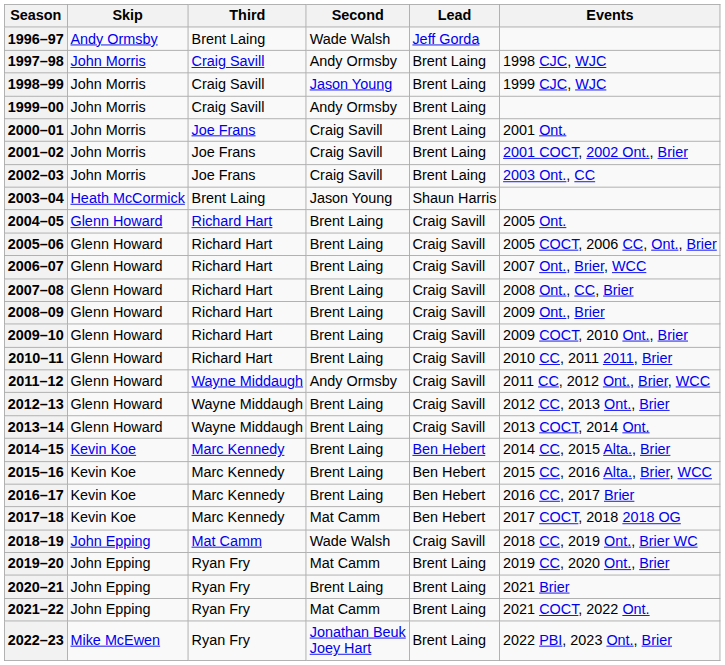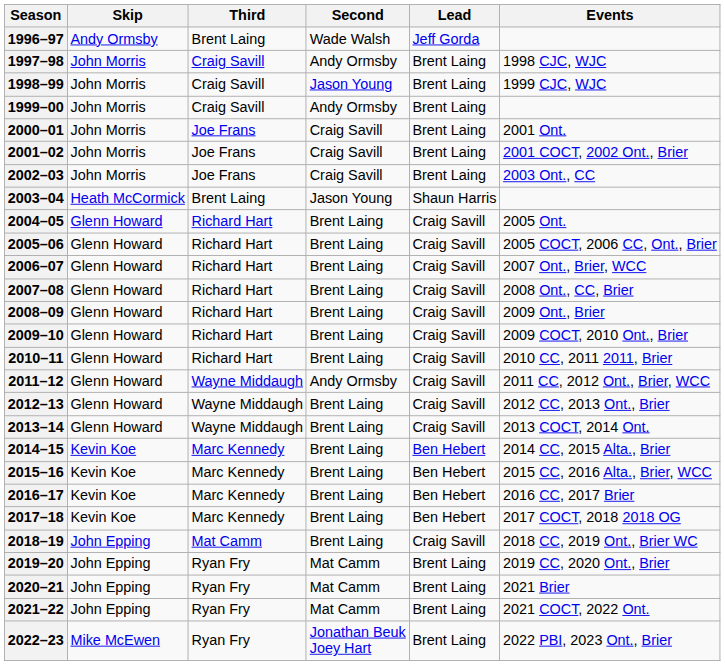(345, 518) Mat Camm -> (347, 518) Brent Laing
(350, 541) Wade Walsh -> (347, 541) Brent Laing
(347, 586) Brent Laing -> (345, 586) Mat Camm
